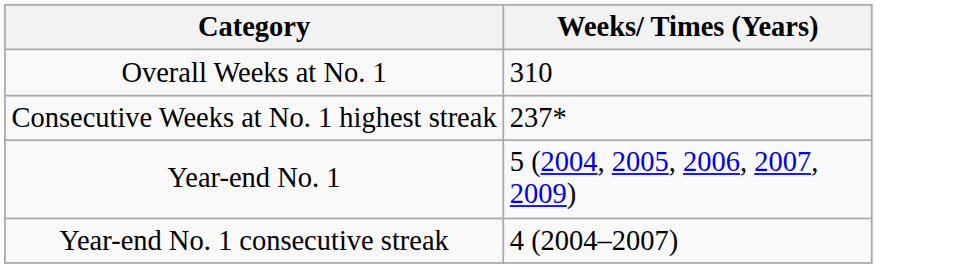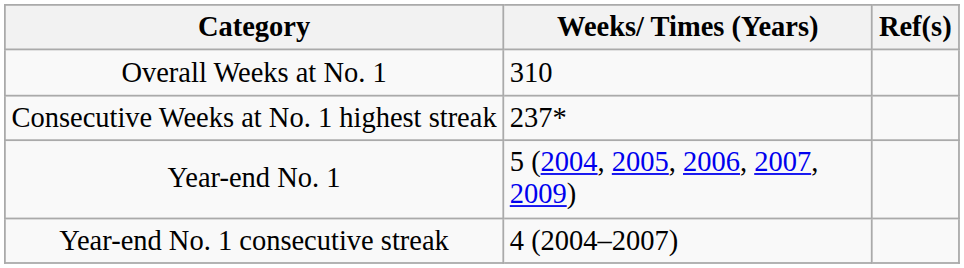+ column: (915, 27)
